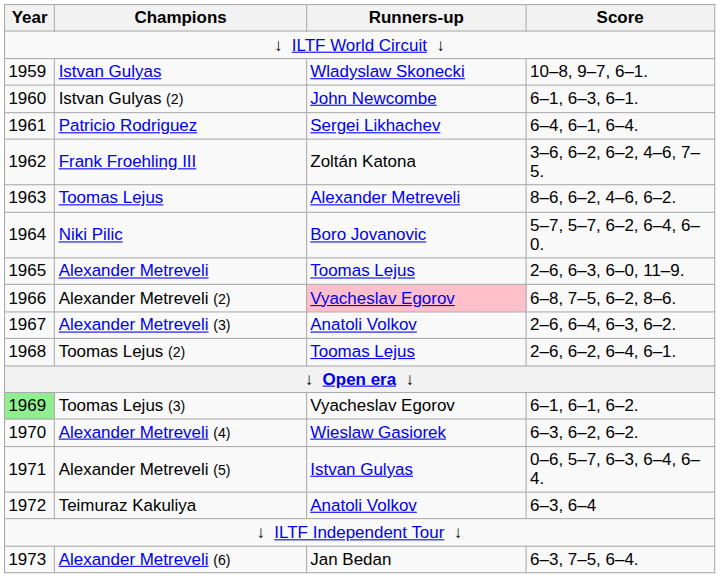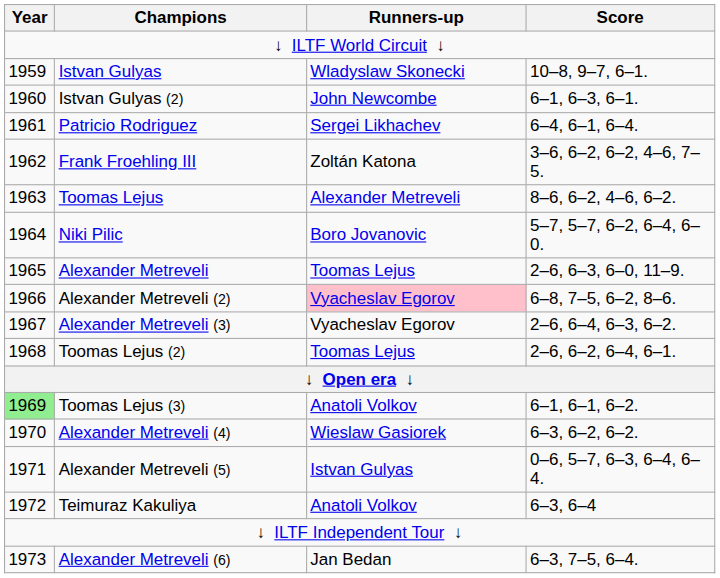(364, 325) Anatoli Volkov -> (383, 325) Vyacheslav Egorov
(383, 405) Vyacheslav Egorov -> (364, 405) Anatoli Volkov
